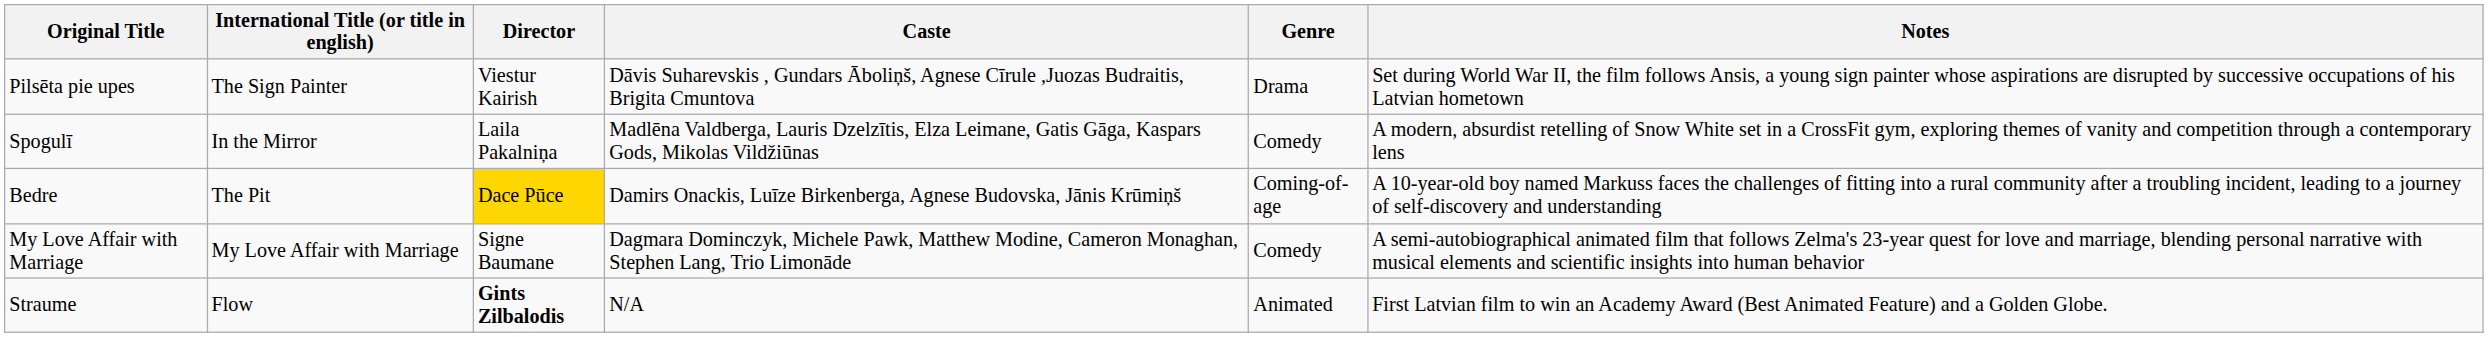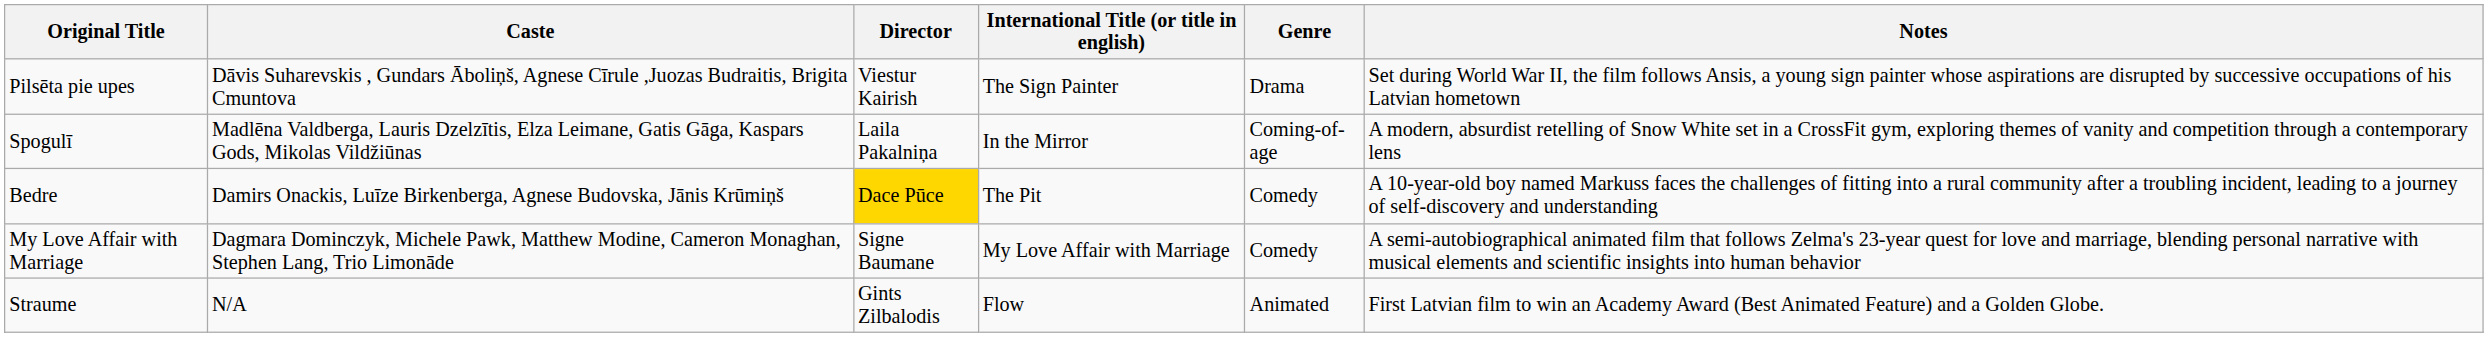columns swapped: (340, 31) <-> (927, 31)
(1287, 141) Comedy -> (1297, 141) Coming-of-age
(1301, 195) Coming-of-age -> (1284, 195) Comedy
(521, 305) bold -> (899, 305) normal
